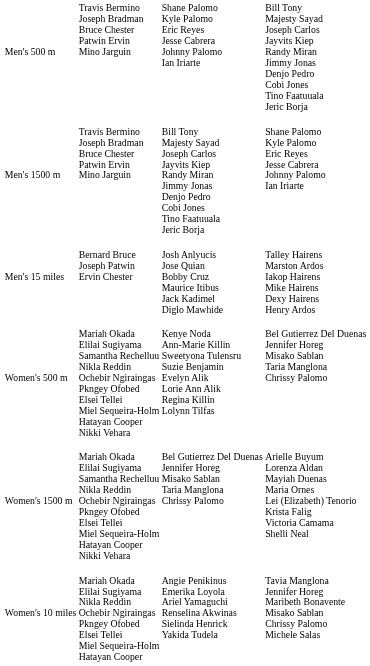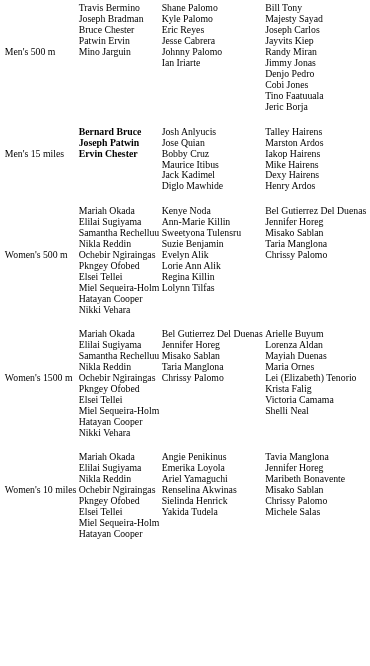- row: (33, 175)
(107, 265) normal -> (110, 142) bold
